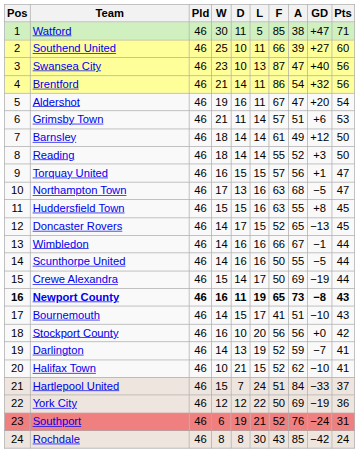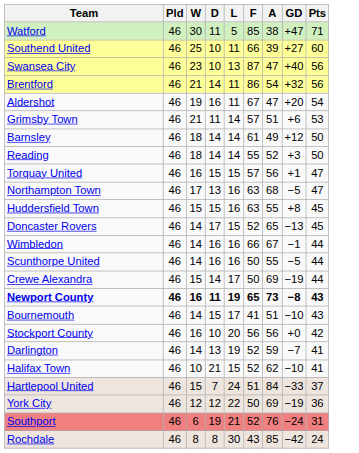- column: (17, 13)
